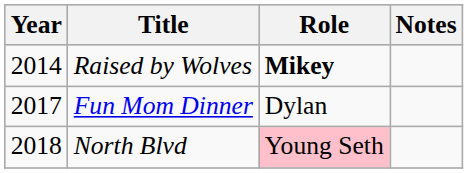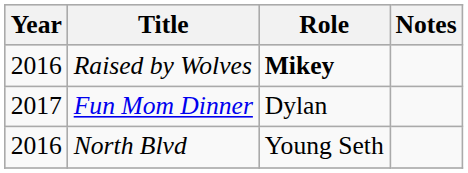(36, 65) 2014 -> (36, 65) 2016
(36, 146) 2018 -> (36, 146) 2016
(324, 146) pink background -> (324, 146) no background
